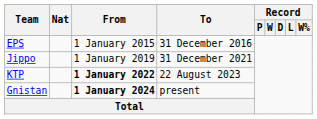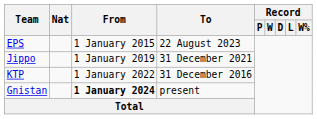(206, 44) 31 December 2016 -> (200, 44) 22 August 2023
(114, 75) bold -> (114, 75) normal
(200, 75) 22 August 2023 -> (206, 75) 31 December 2016
